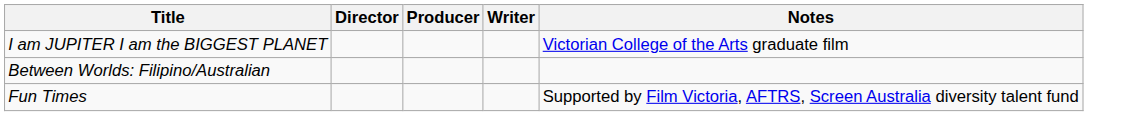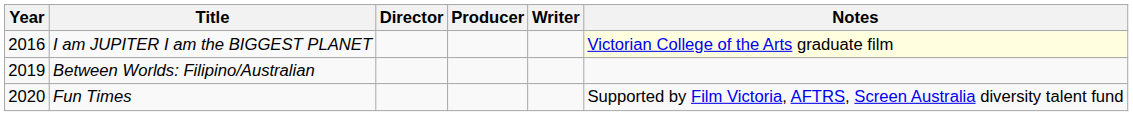+ column: (27, 17)
(696, 44) no background -> (740, 44) lightyellow background
